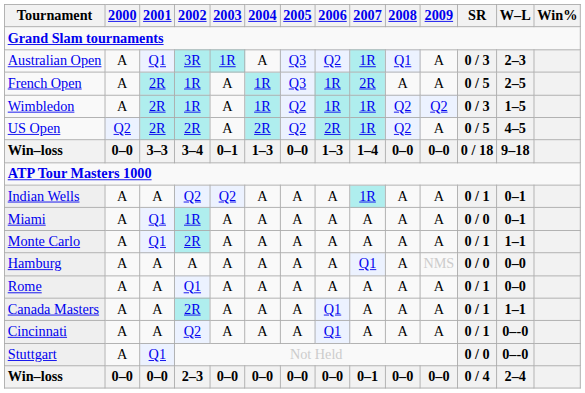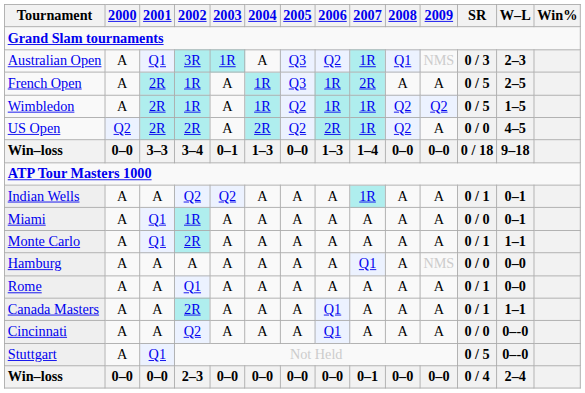(439, 60) A -> (439, 60) NMS
(477, 106) 0 / 3 -> (477, 106) 0 / 5
(477, 128) 0 / 5 -> (477, 128) 0 / 0
(477, 331) 0 / 1 -> (477, 331) 0 / 0
(477, 354) 0 / 0 -> (477, 354) 0 / 5
